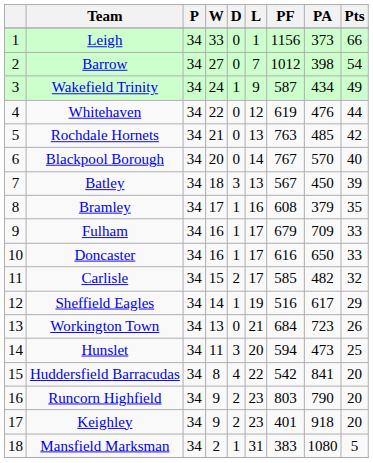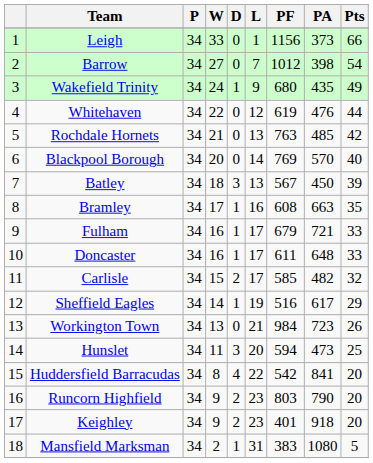(286, 87) 587 -> (286, 87) 680
(323, 87) 434 -> (323, 87) 435
(286, 159) 767 -> (286, 159) 769
(323, 207) 379 -> (323, 207) 663
(323, 231) 709 -> (323, 231) 721
(286, 254) 616 -> (286, 254) 611
(323, 254) 650 -> (323, 254) 648
(286, 326) 684 -> (286, 326) 984
